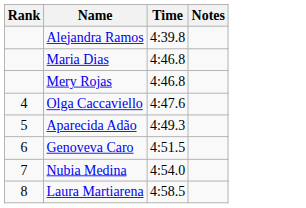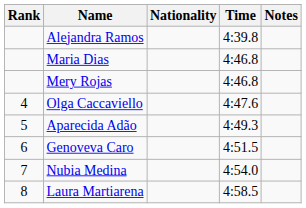+ column: (183, 15)
